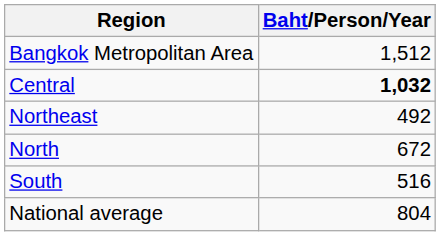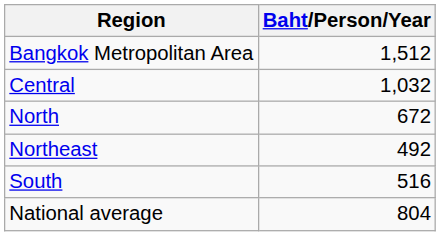(406, 85) bold -> (406, 85) normal
rows swapped: (34, 149) <-> (53, 117)
